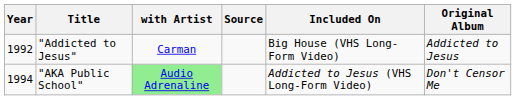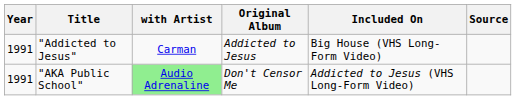columns swapped: (467, 19) <-> (244, 19)
(20, 49) 1992 -> (20, 49) 1991
(20, 80) 1994 -> (20, 80) 1991
